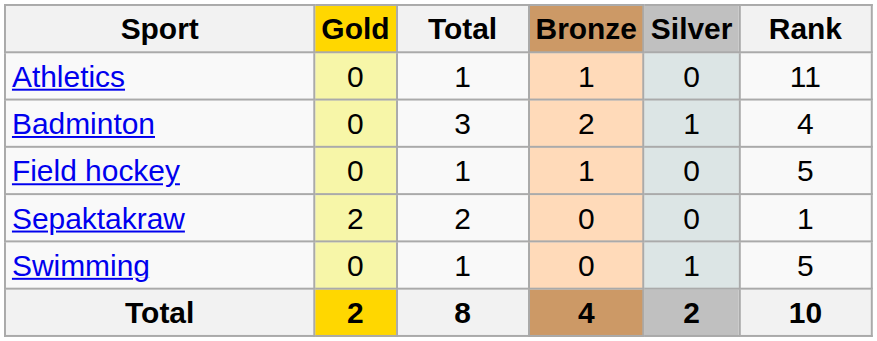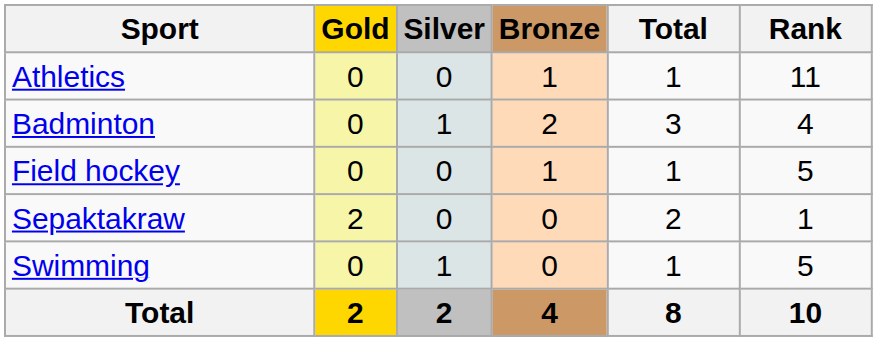columns swapped: (692, 29) <-> (463, 29)
